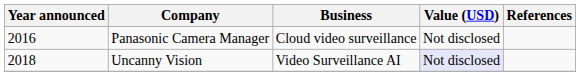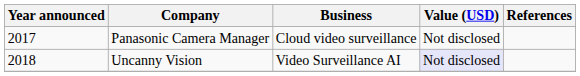(22, 37) 2016 -> (22, 37) 2017
